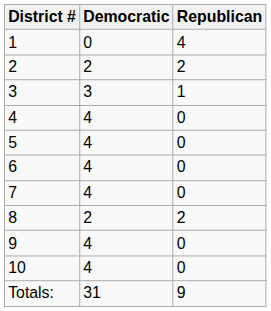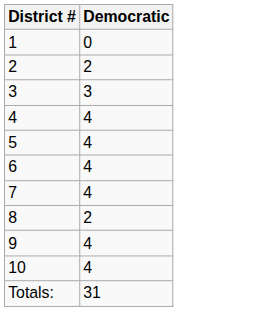- column: (220, 17)
